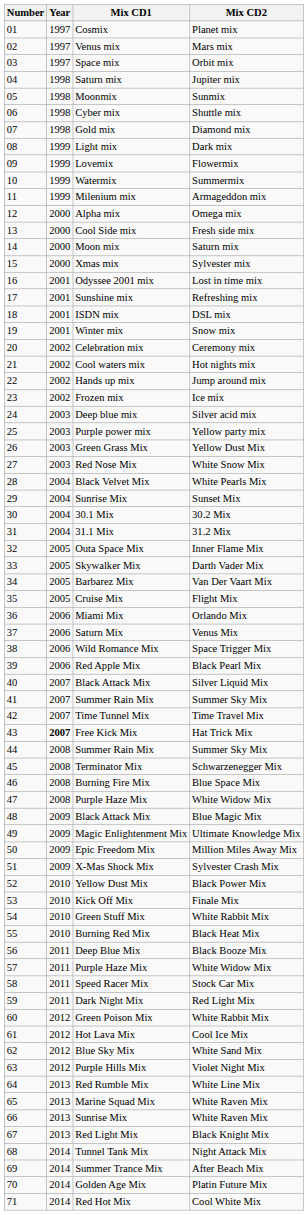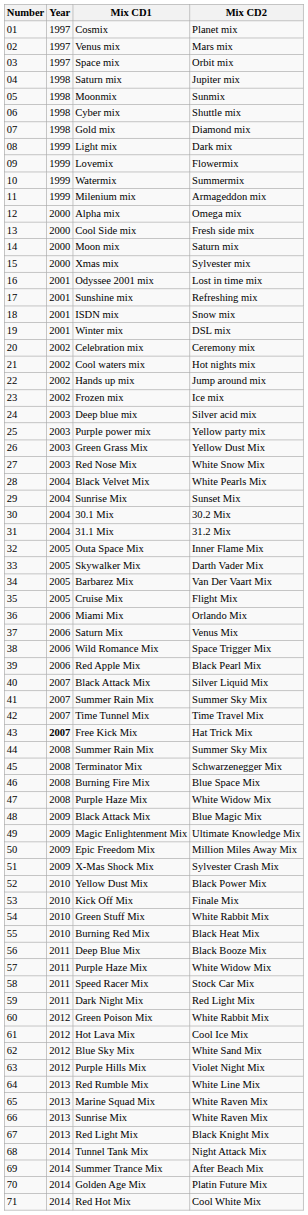(211, 314) DSL mix -> (214, 314) Snow mix
(214, 331) Snow mix -> (211, 331) DSL mix
